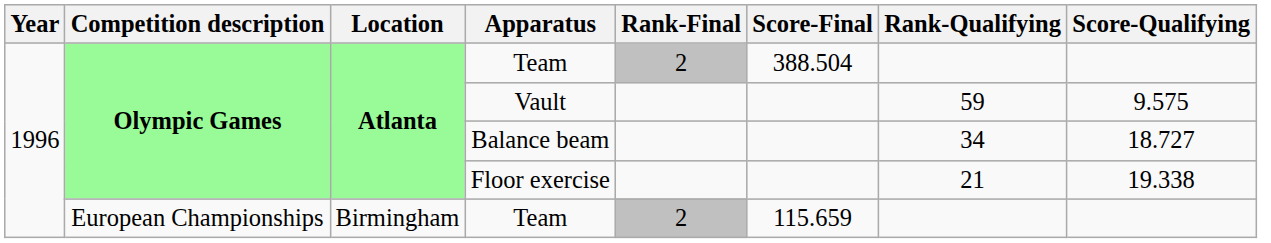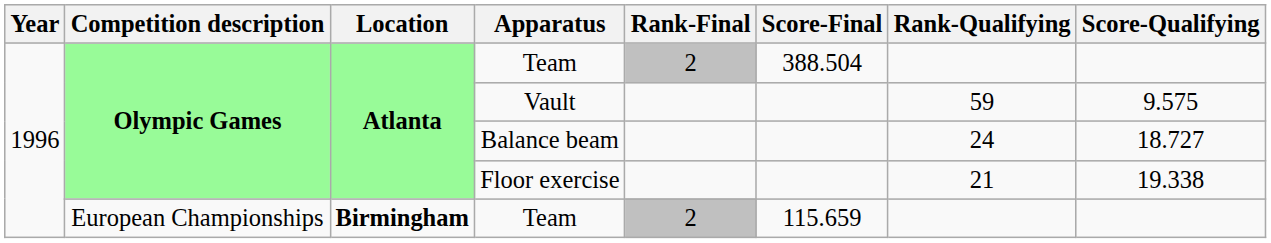(973, 140) 34 -> (982, 140) 24
(397, 218) normal -> (402, 218) bold
